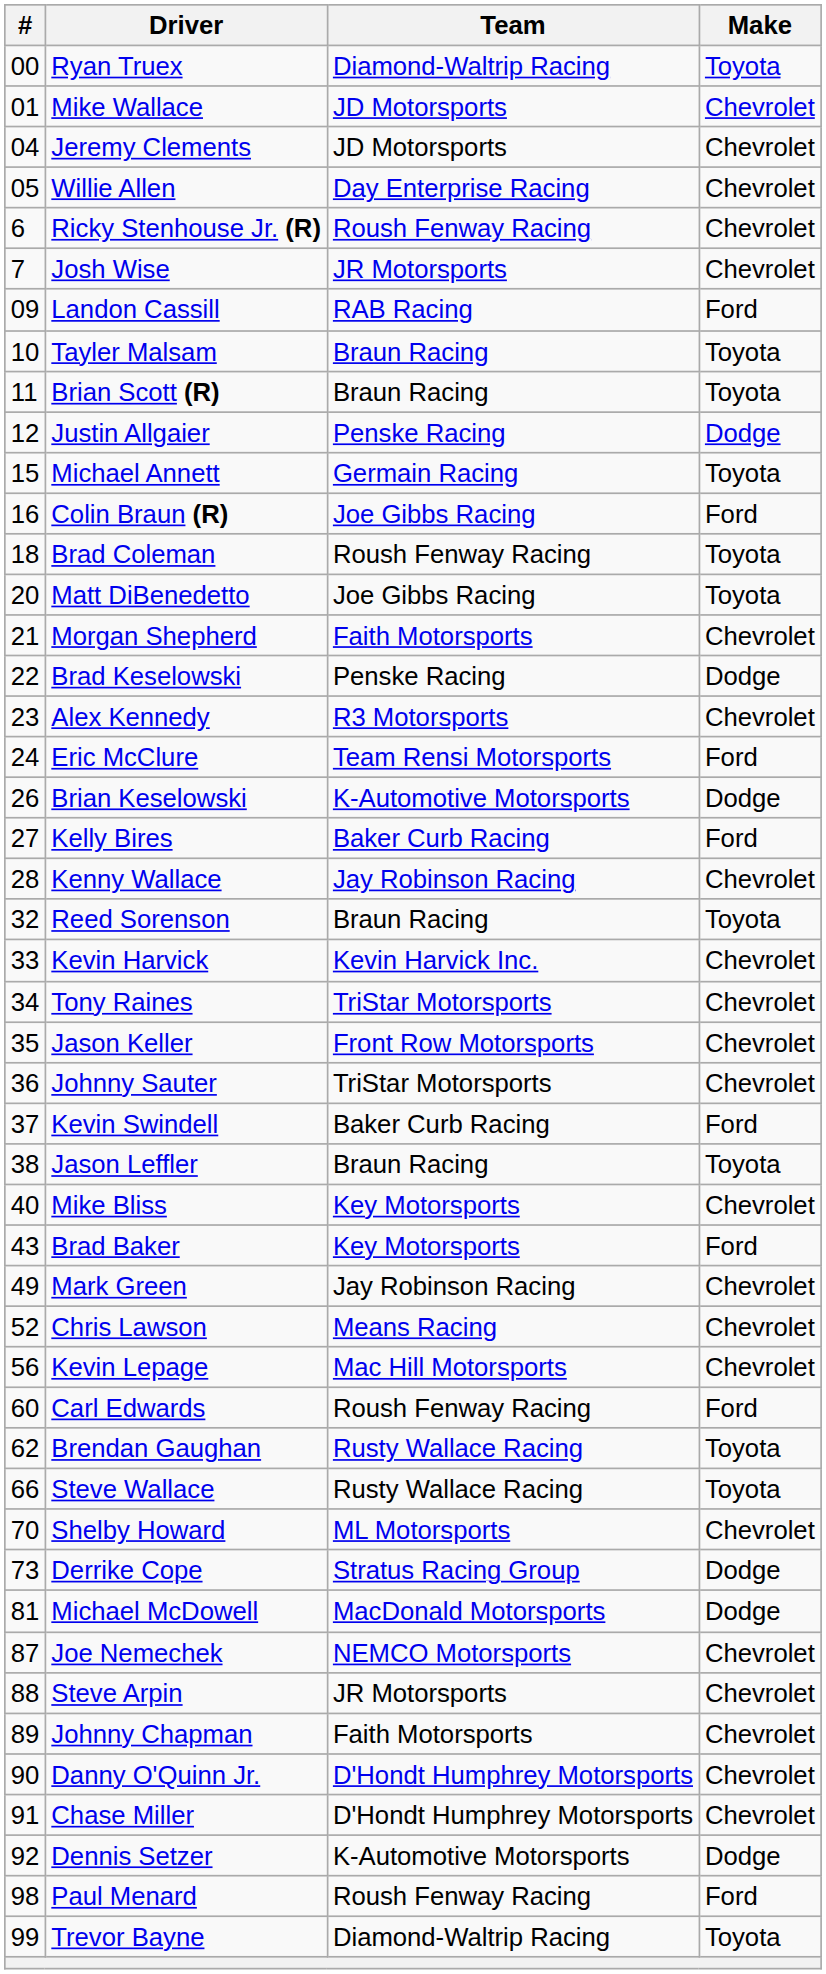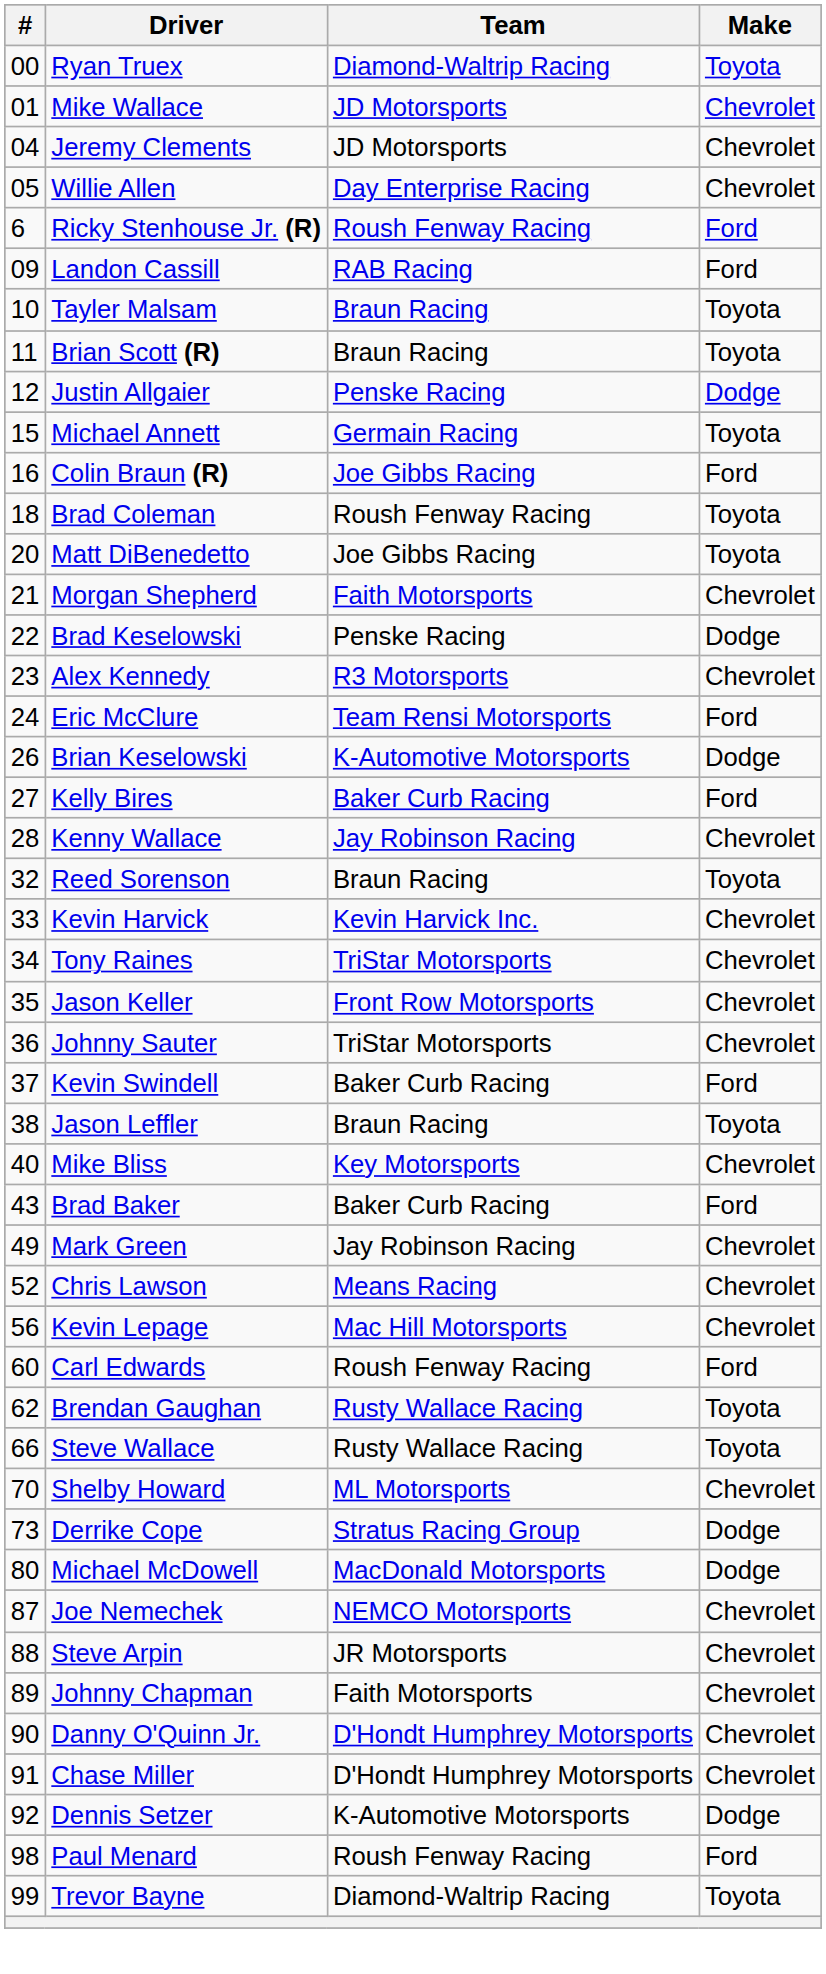(760, 229) Chevrolet -> (731, 229) Ford
- row: (111, 269)
(426, 1245) Key Motorsports -> (441, 1205) Baker Curb Racing
(25, 1611) 81 -> (25, 1571) 80
